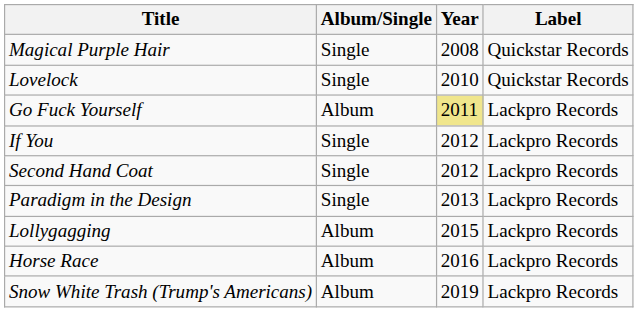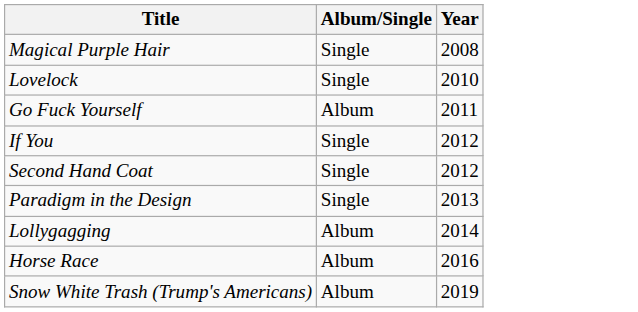- column: (558, 19)
(459, 110) khaki background -> (459, 110) no background
(460, 230) 2015 -> (460, 230) 2014
